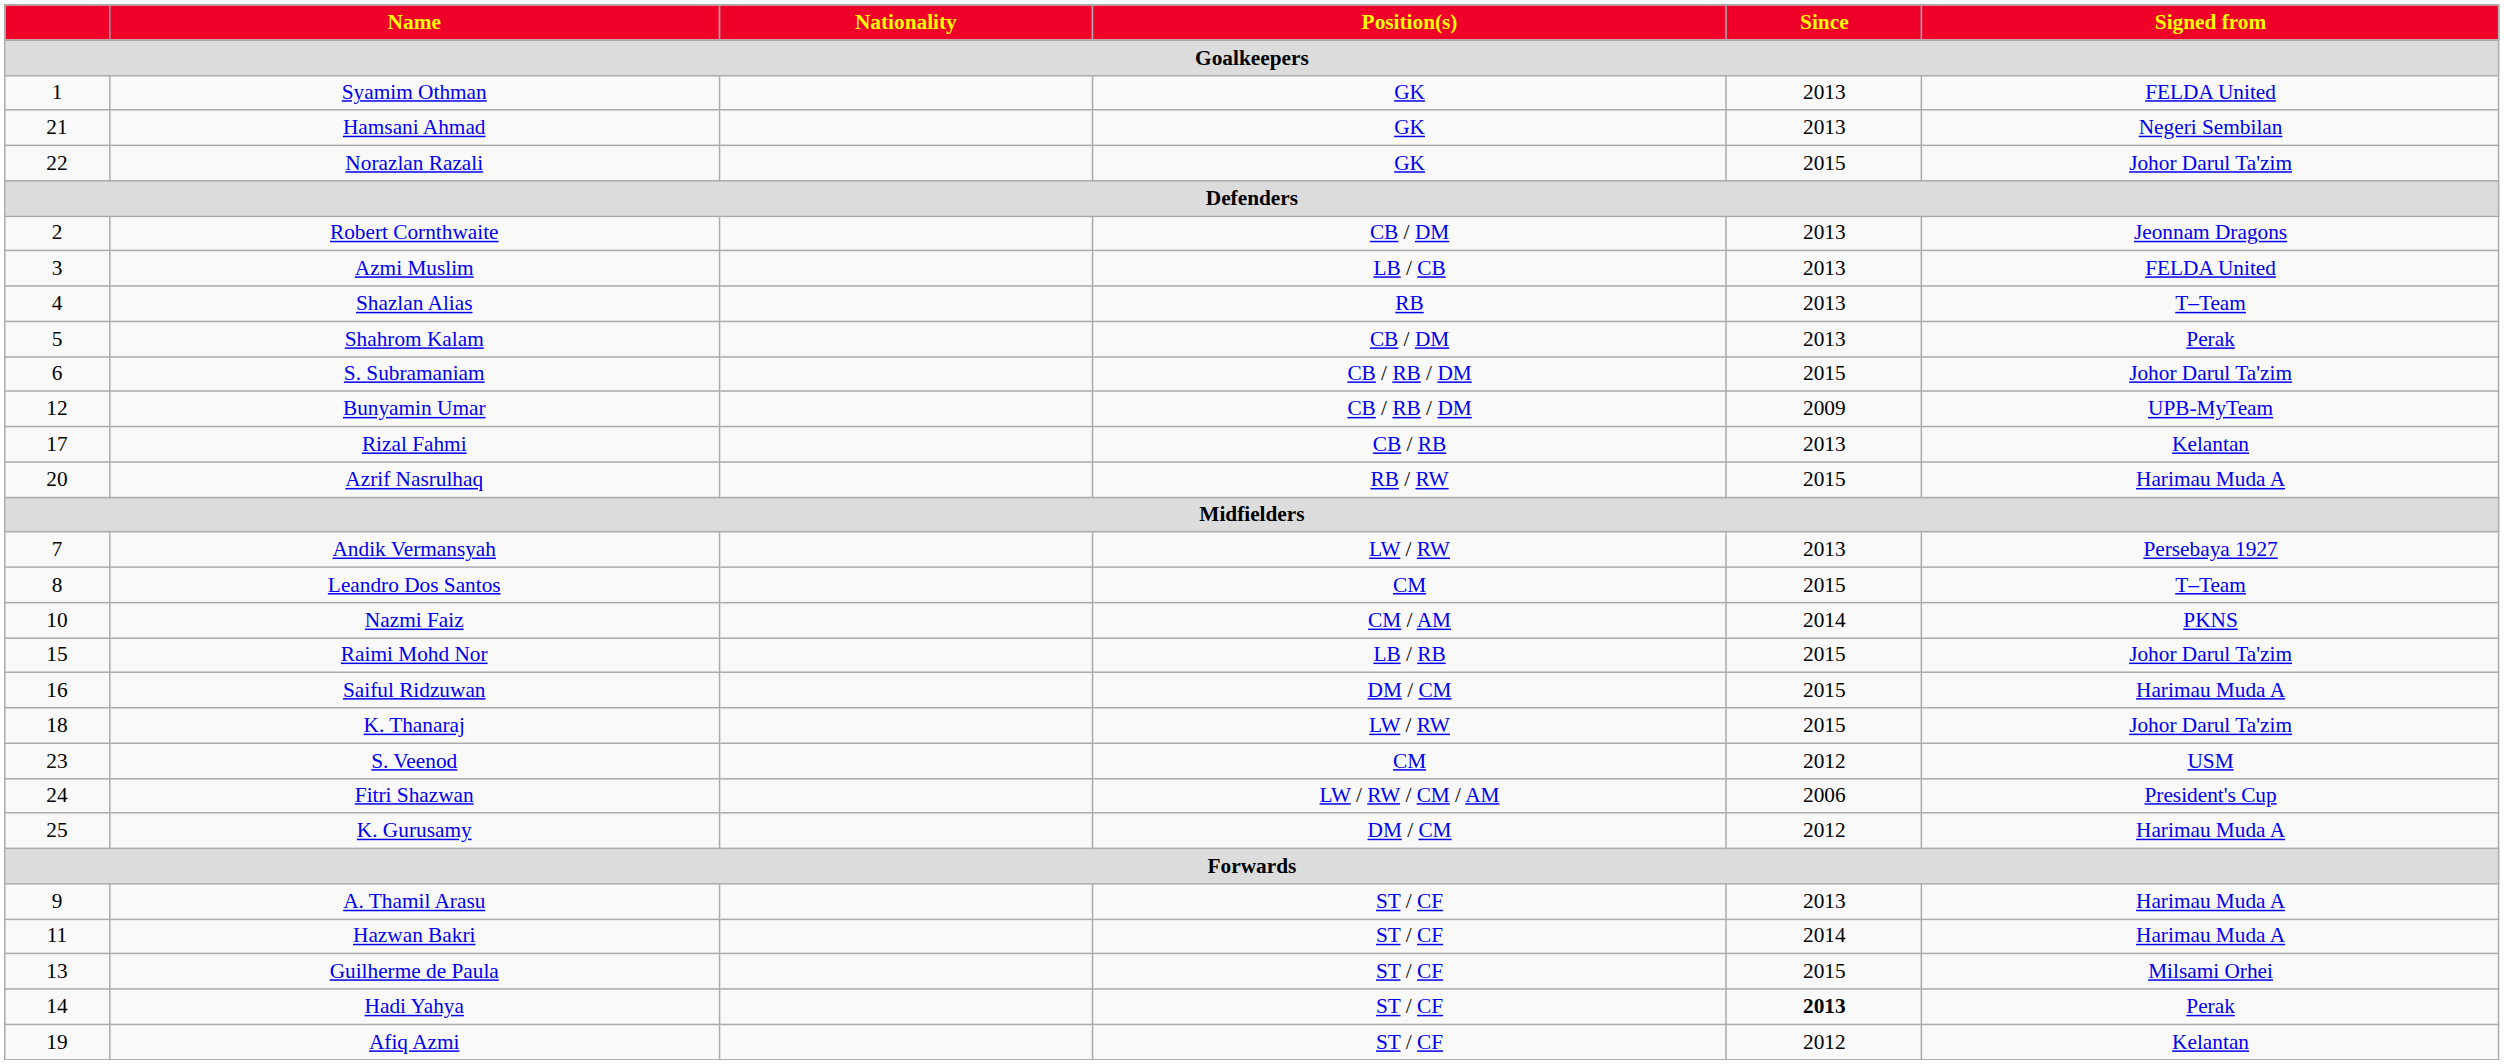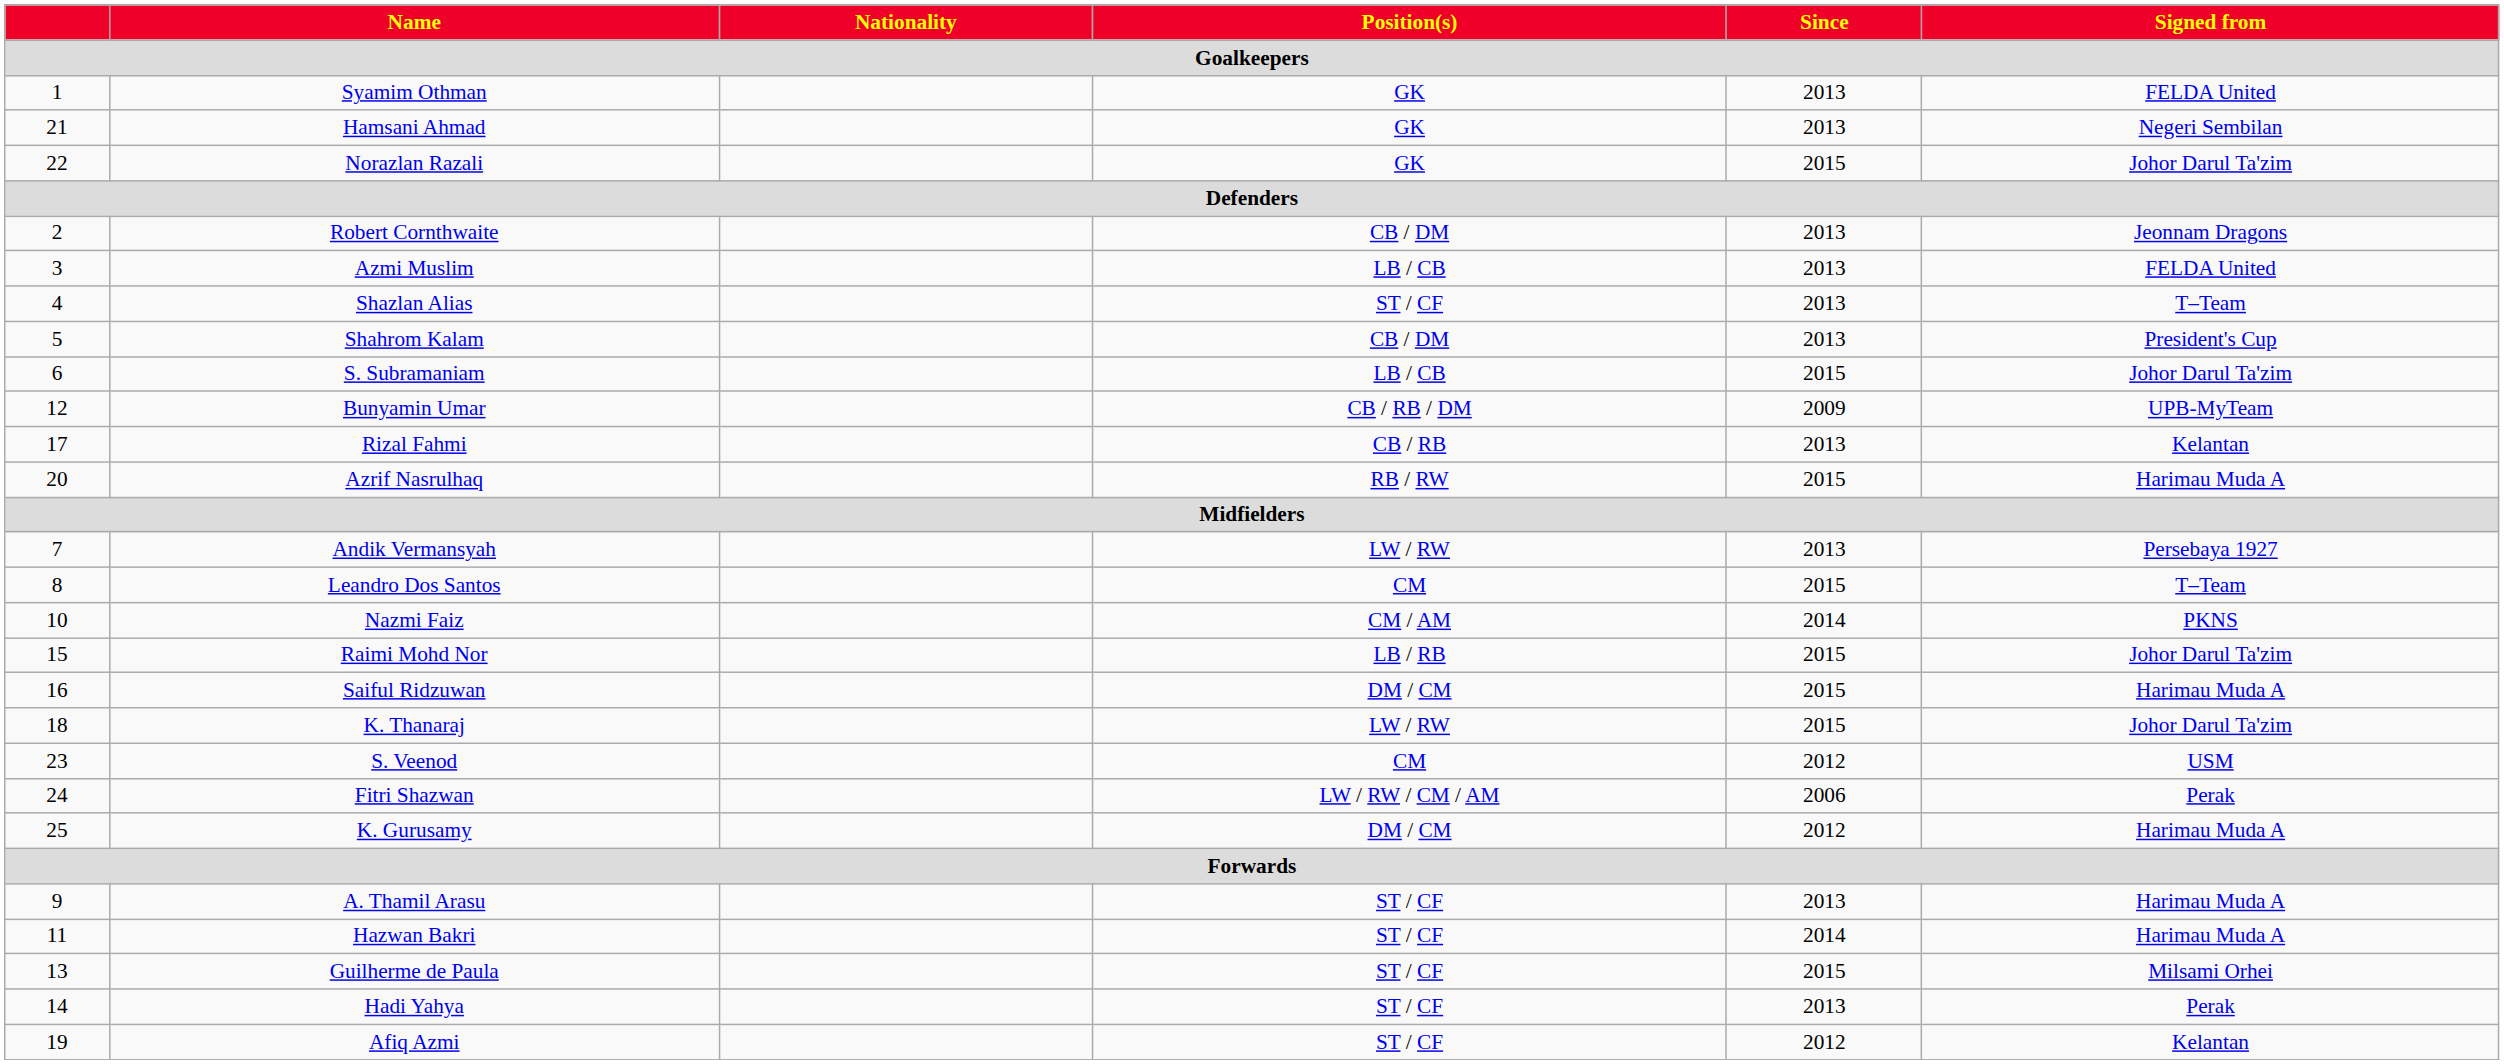(1410, 303) RB -> (1410, 303) ST / CF
(2211, 338) Perak -> (2211, 338) President's Cup
(1410, 373) CB / RB / DM -> (1410, 373) LB / CB
(2211, 795) President's Cup -> (2211, 795) Perak
(1824, 1006) bold -> (1824, 1006) normal
